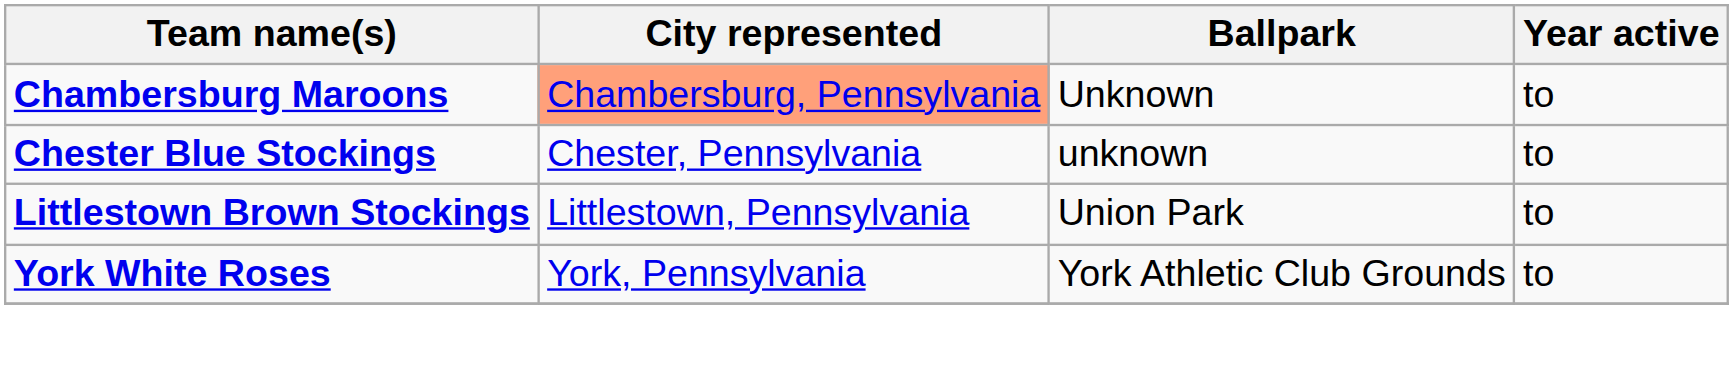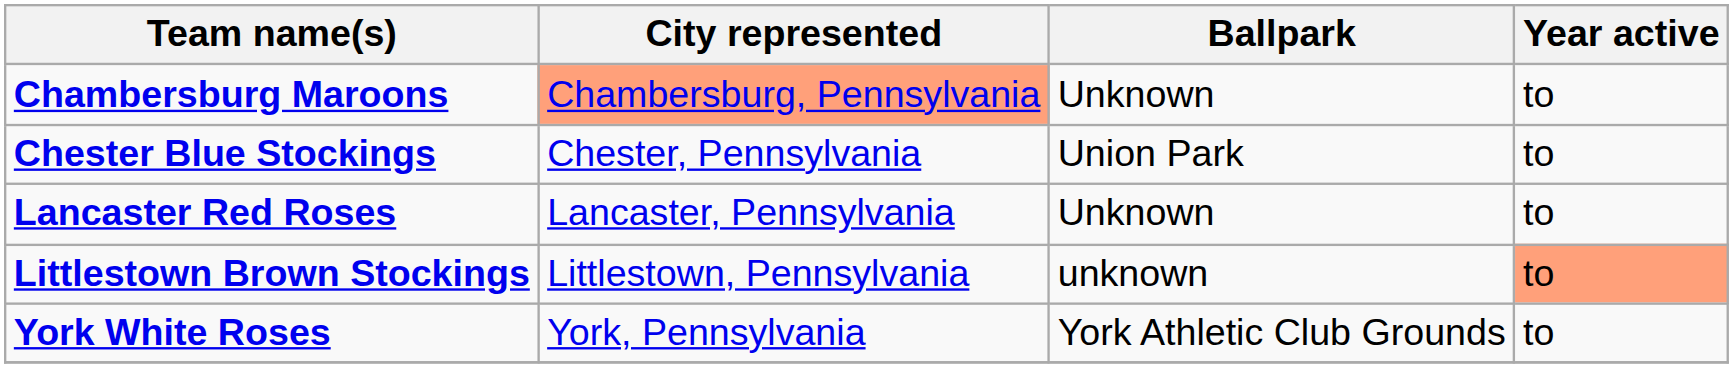(1133, 153) unknown -> (1151, 153) Union Park
+ row: (205, 213)
(1151, 213) Union Park -> (1133, 272) unknown
(1539, 213) no background -> (1539, 272) lightsalmon background
